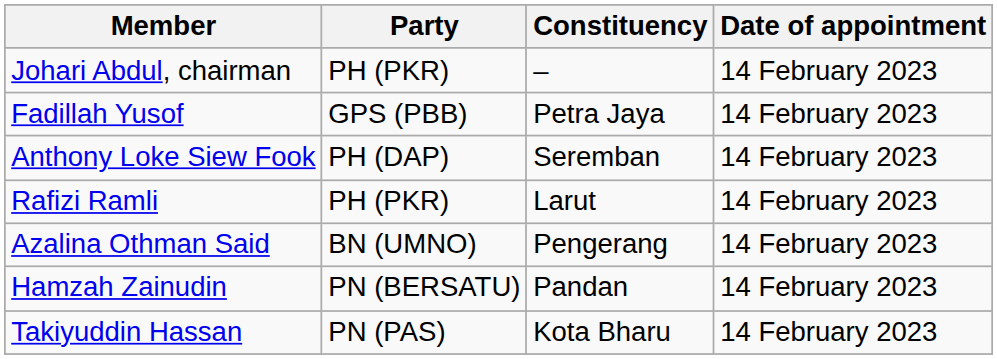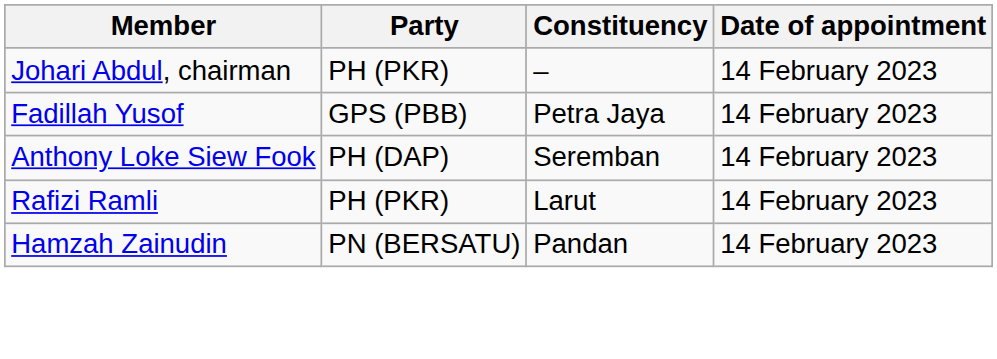- row: (140, 244)
- row: (127, 331)
